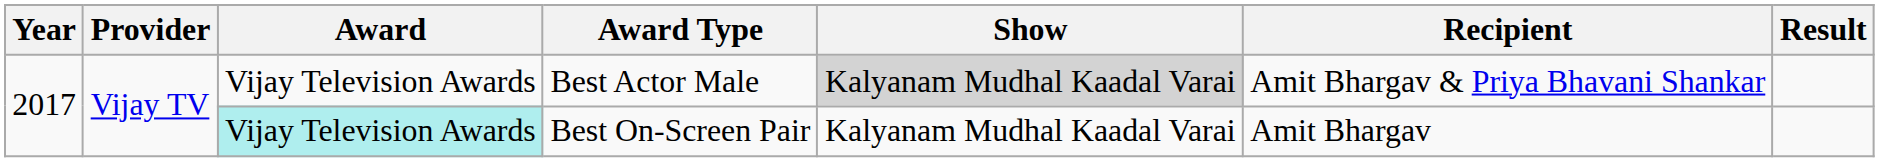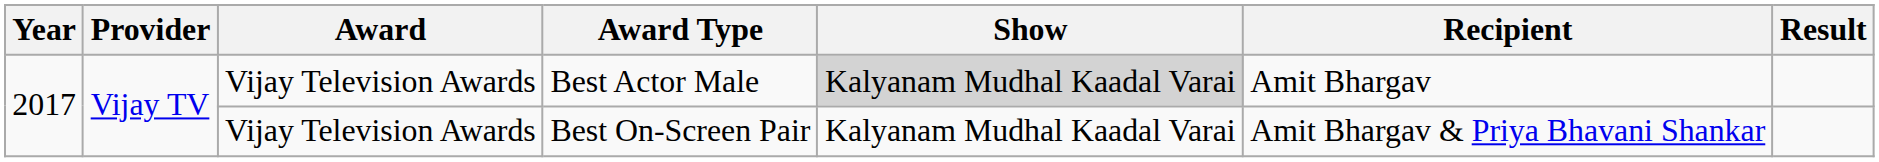(1508, 80) Amit Bhargav & Priya Bhavani Shankar -> (1341, 80) Amit Bhargav
(380, 130) paleturquoise background -> (380, 130) no background
(1341, 130) Amit Bhargav -> (1508, 130) Amit Bhargav & Priya Bhavani Shankar
